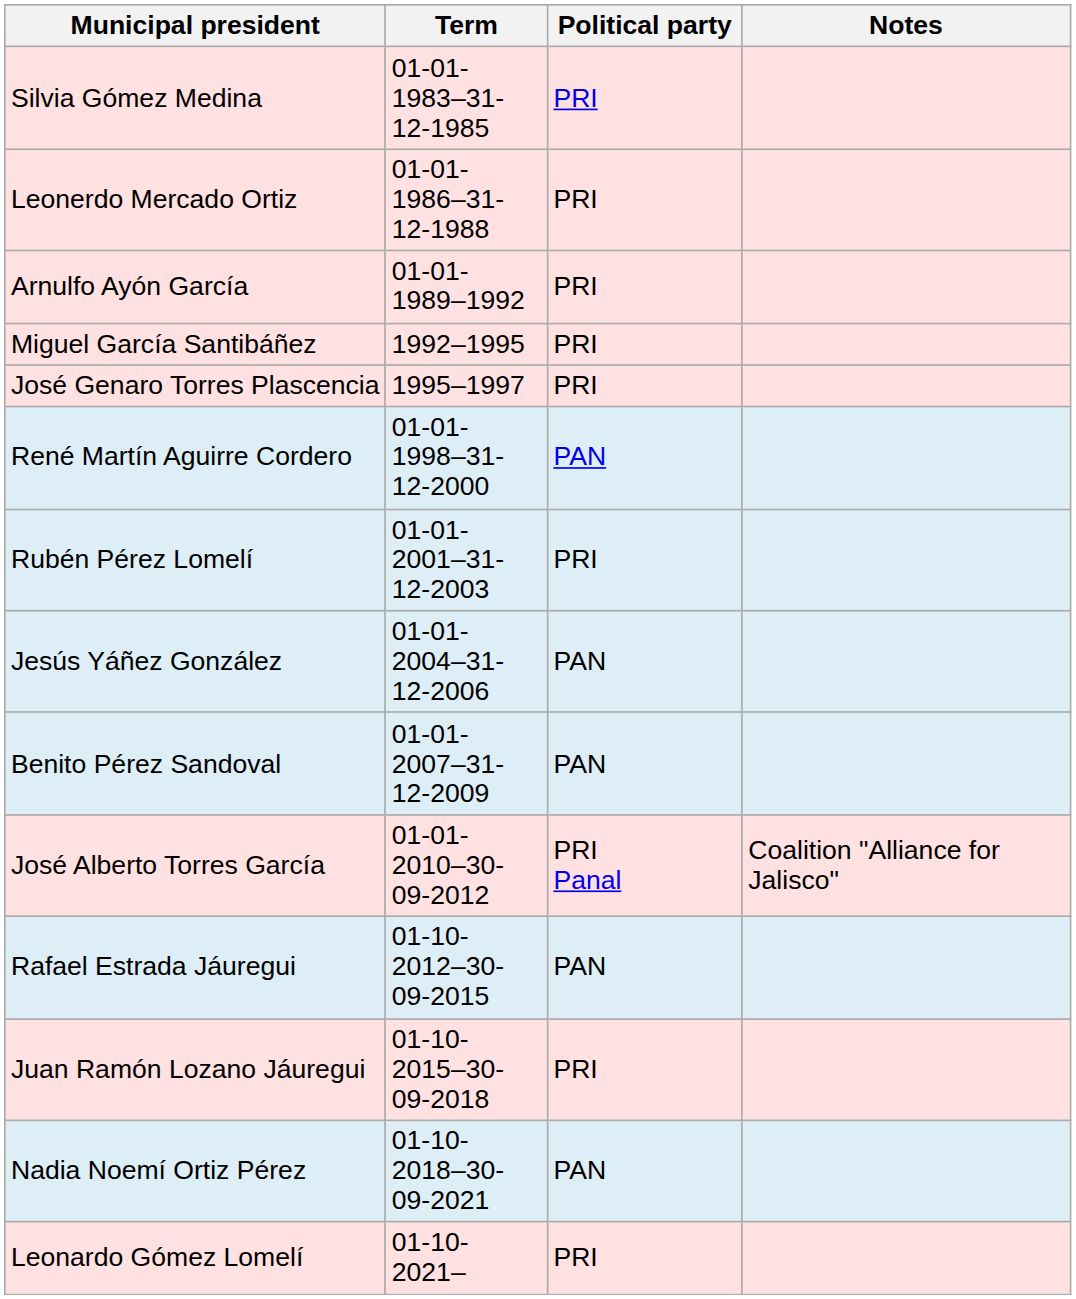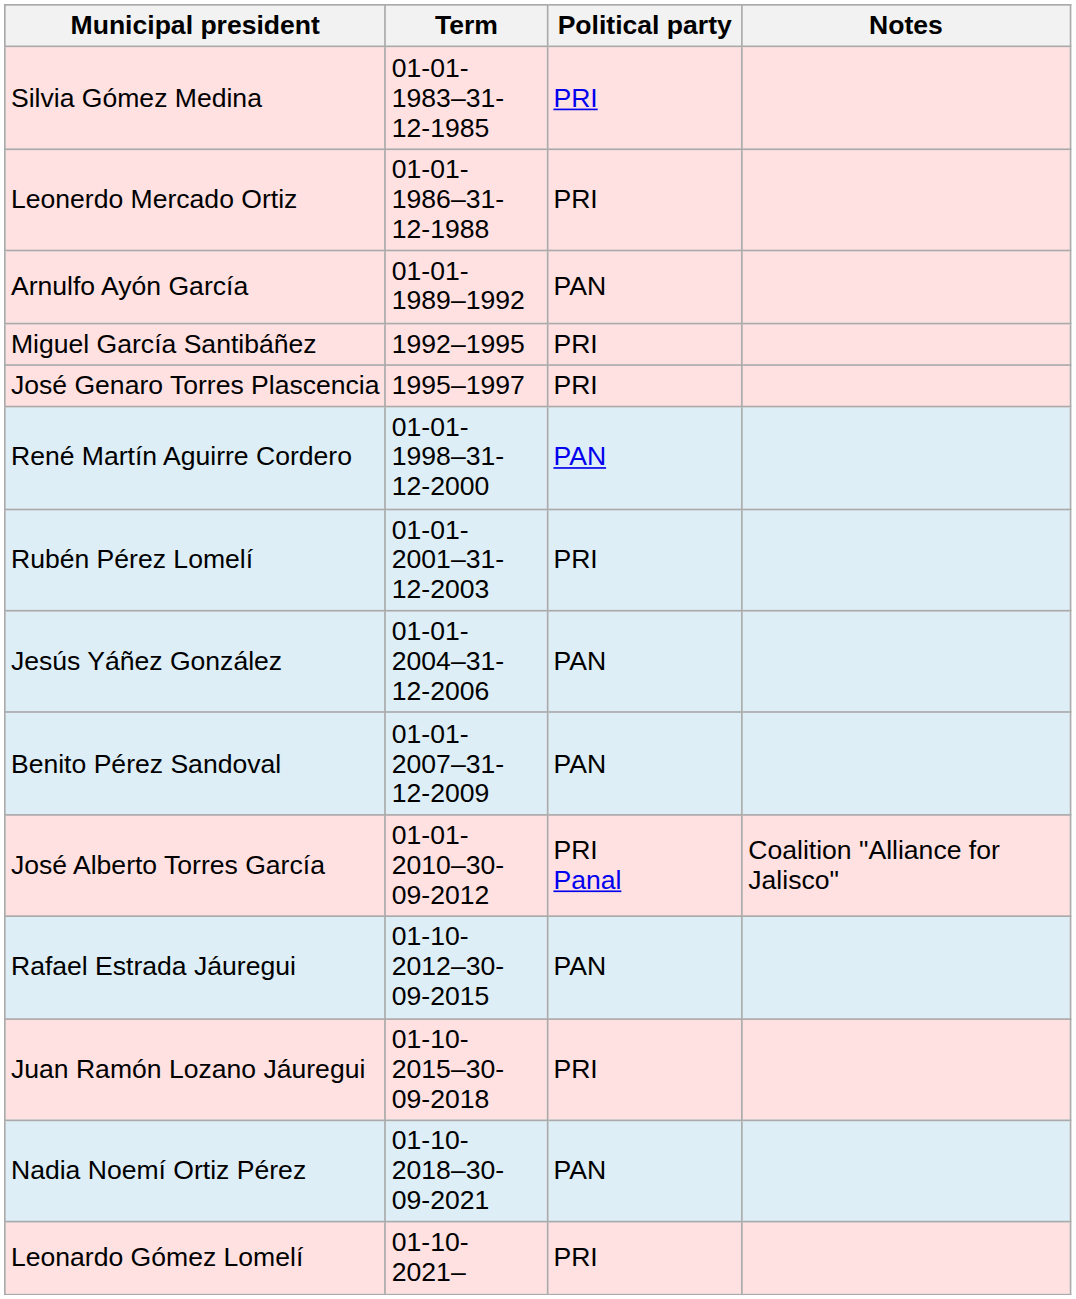(576, 286) PRI -> (580, 286) PAN
